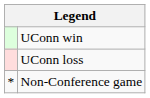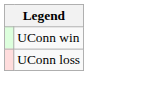- row: (81, 82)
